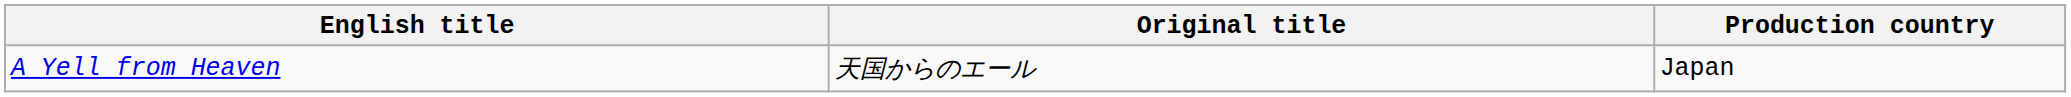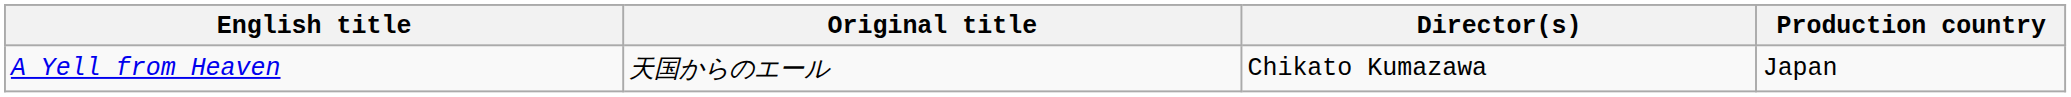+ column: (1499, 25)
